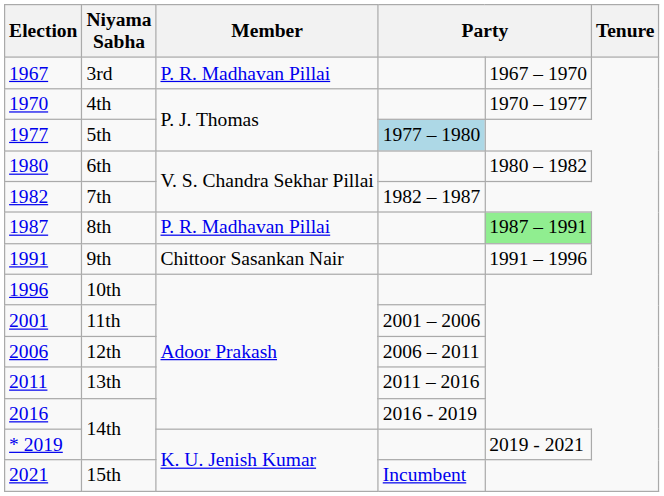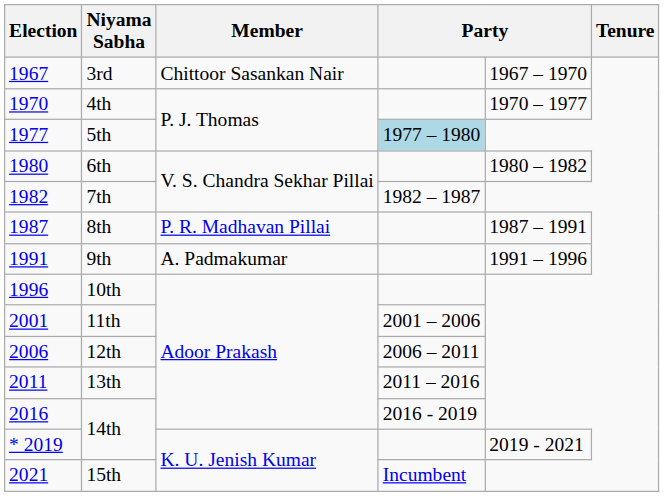(245, 72) P. R. Madhavan Pillai -> (252, 72) Chittoor Sasankan Nair
(538, 227) lightgreen background -> (538, 227) no background
(252, 258) Chittoor Sasankan Nair -> (224, 258) A. Padmakumar
